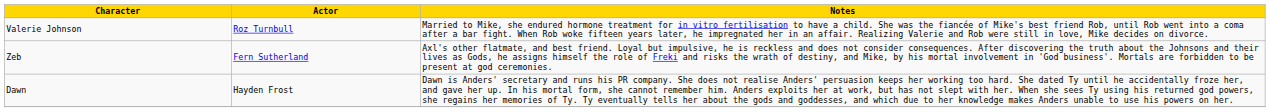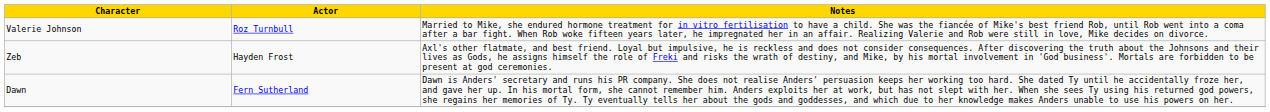(271, 57) Fern Sutherland -> (263, 57) Hayden Frost
(263, 90) Hayden Frost -> (271, 90) Fern Sutherland
